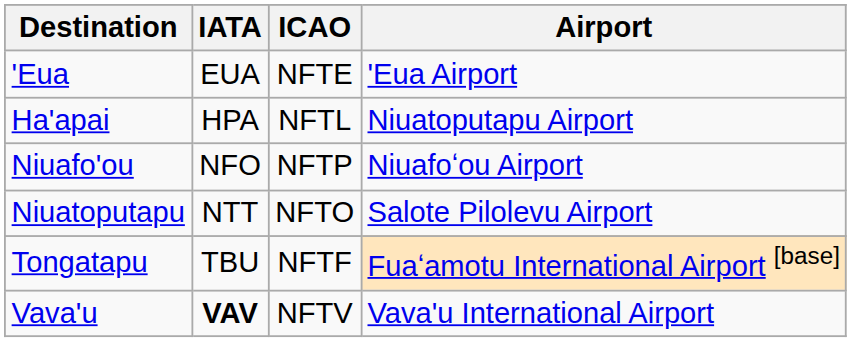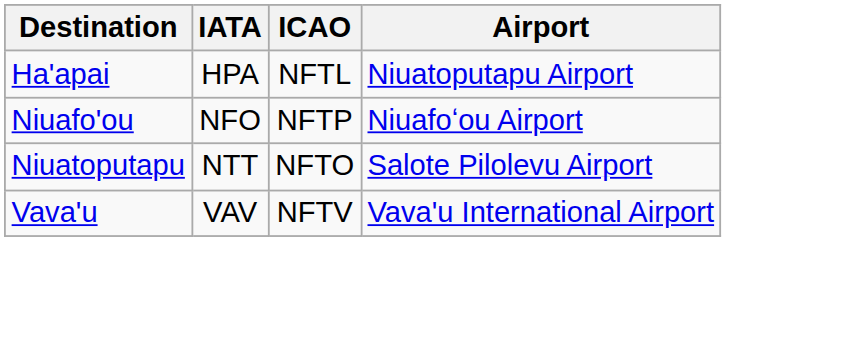- row: (40, 73)
- row: (80, 262)
(230, 312) bold -> (230, 212) normal
